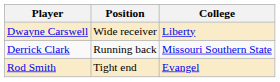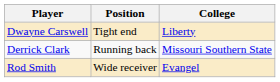(125, 31) Wide receiver -> (115, 31) Tight end
(115, 67) Tight end -> (125, 67) Wide receiver
